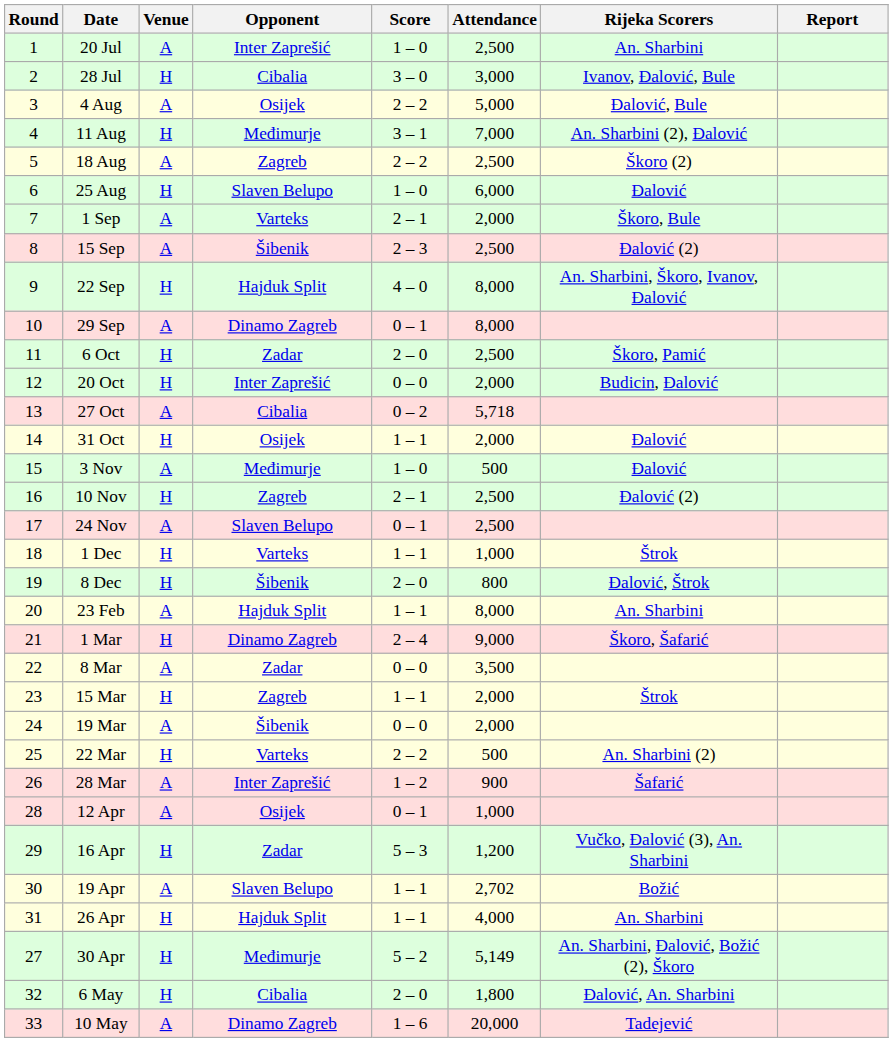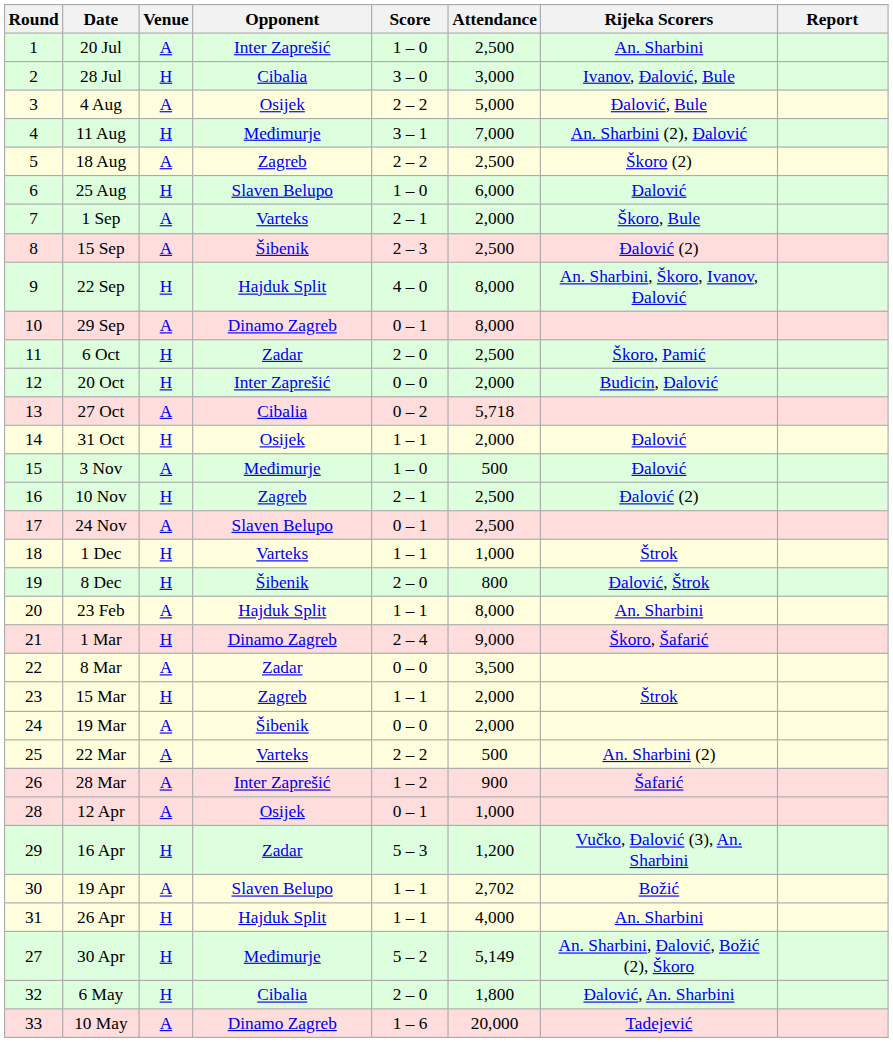(166, 753) H -> (166, 753) A
